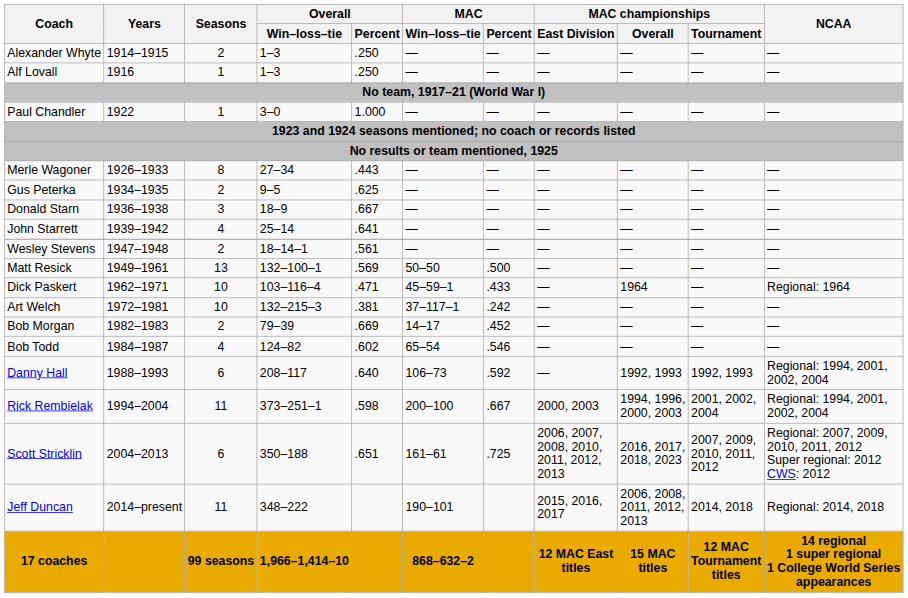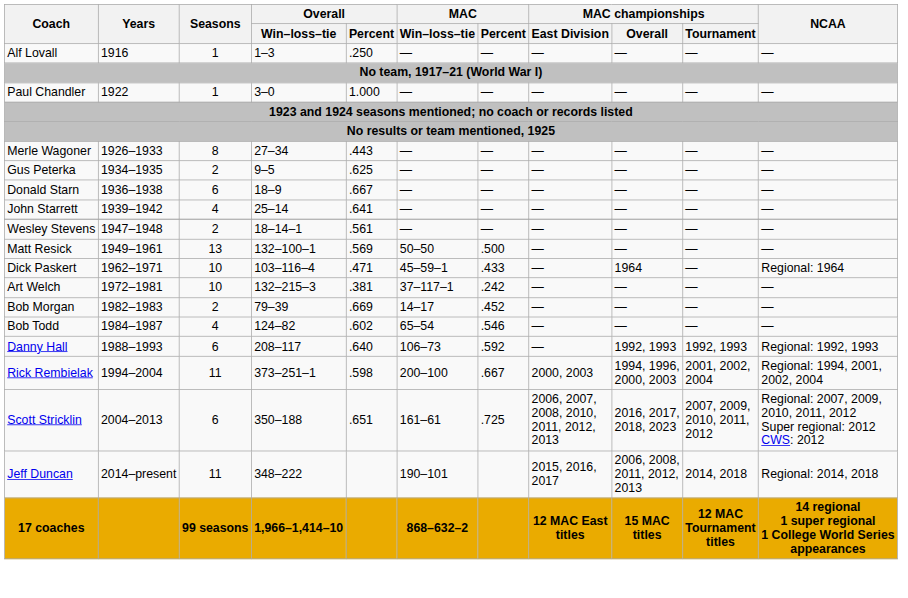- row: (54, 53)
(221, 209) 3 -> (215, 190) 6
(827, 372) Regional: 1994, 2001, 2002, 2004 -> (820, 346) Regional: 1992, 1993
